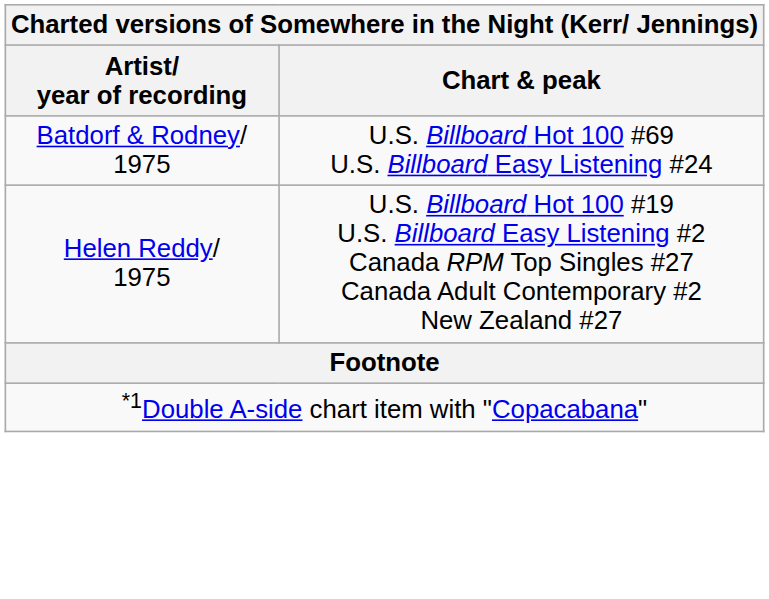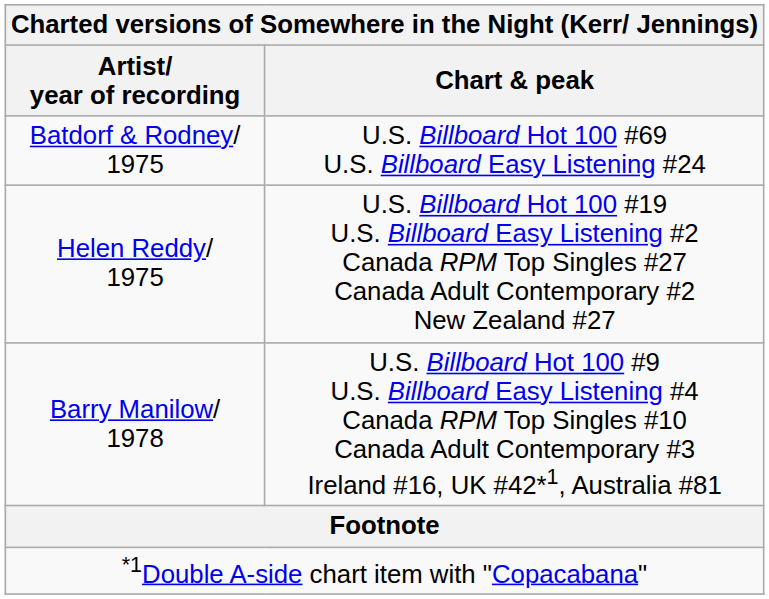+ row: (135, 423)
